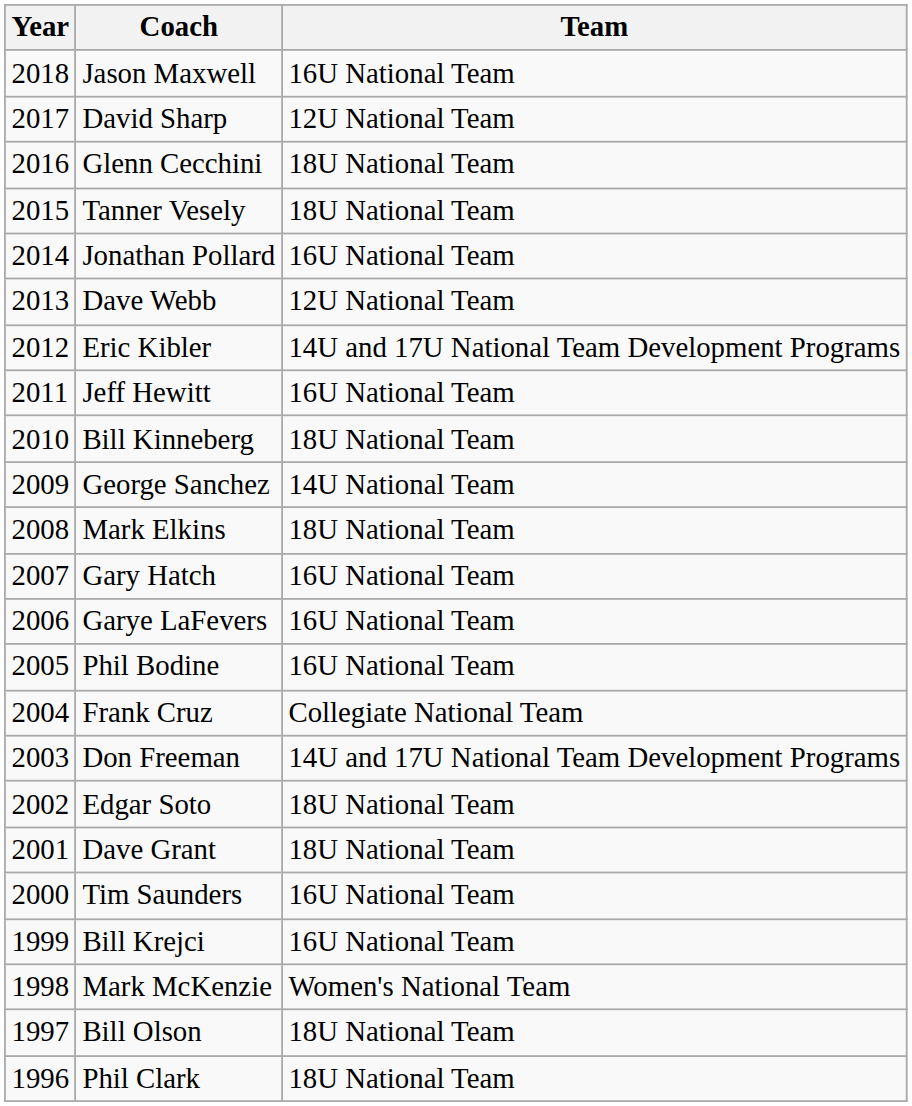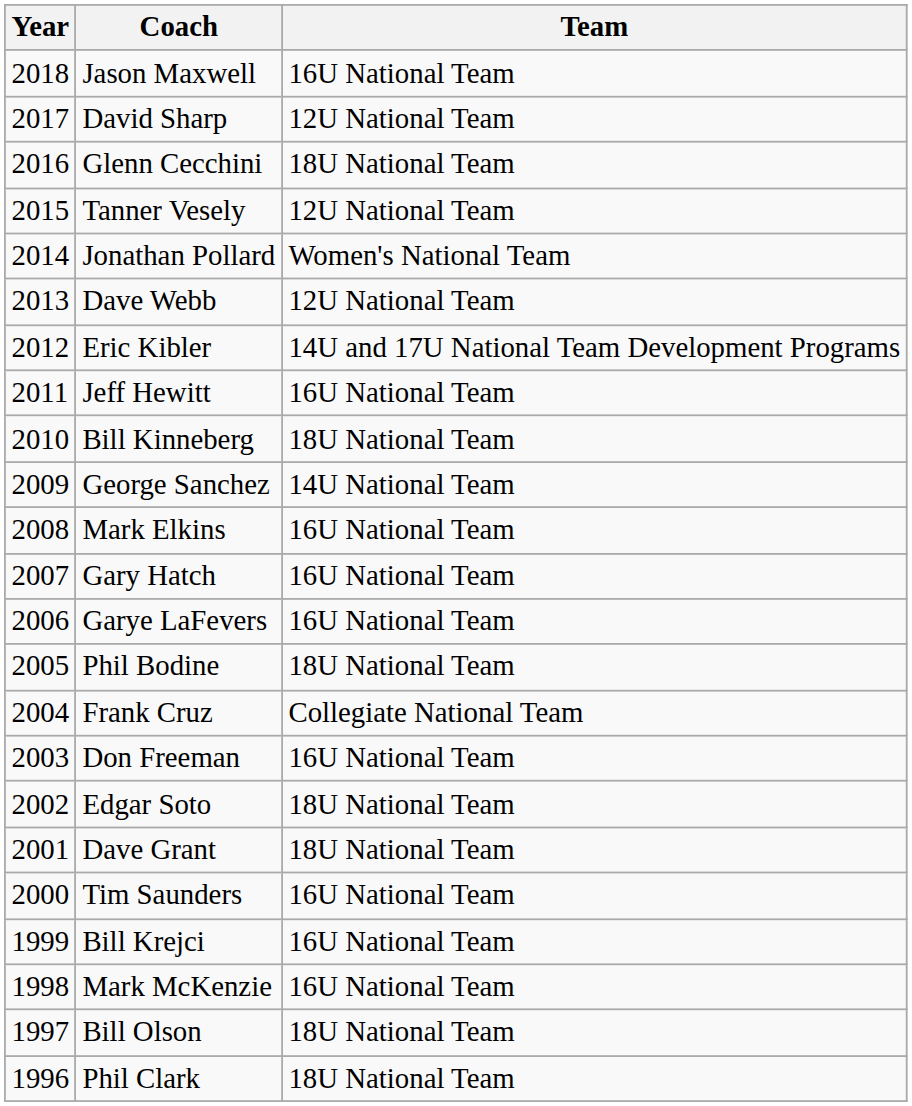(402, 210) 18U National Team -> (402, 210) 12U National Team
(402, 255) 16U National Team -> (429, 255) Women's National Team
(402, 529) 18U National Team -> (402, 529) 16U National Team
(402, 666) 16U National Team -> (402, 666) 18U National Team
(594, 758) 14U and 17U National Team Development Programs -> (402, 758) 16U National Team
(429, 986) Women's National Team -> (402, 986) 16U National Team
